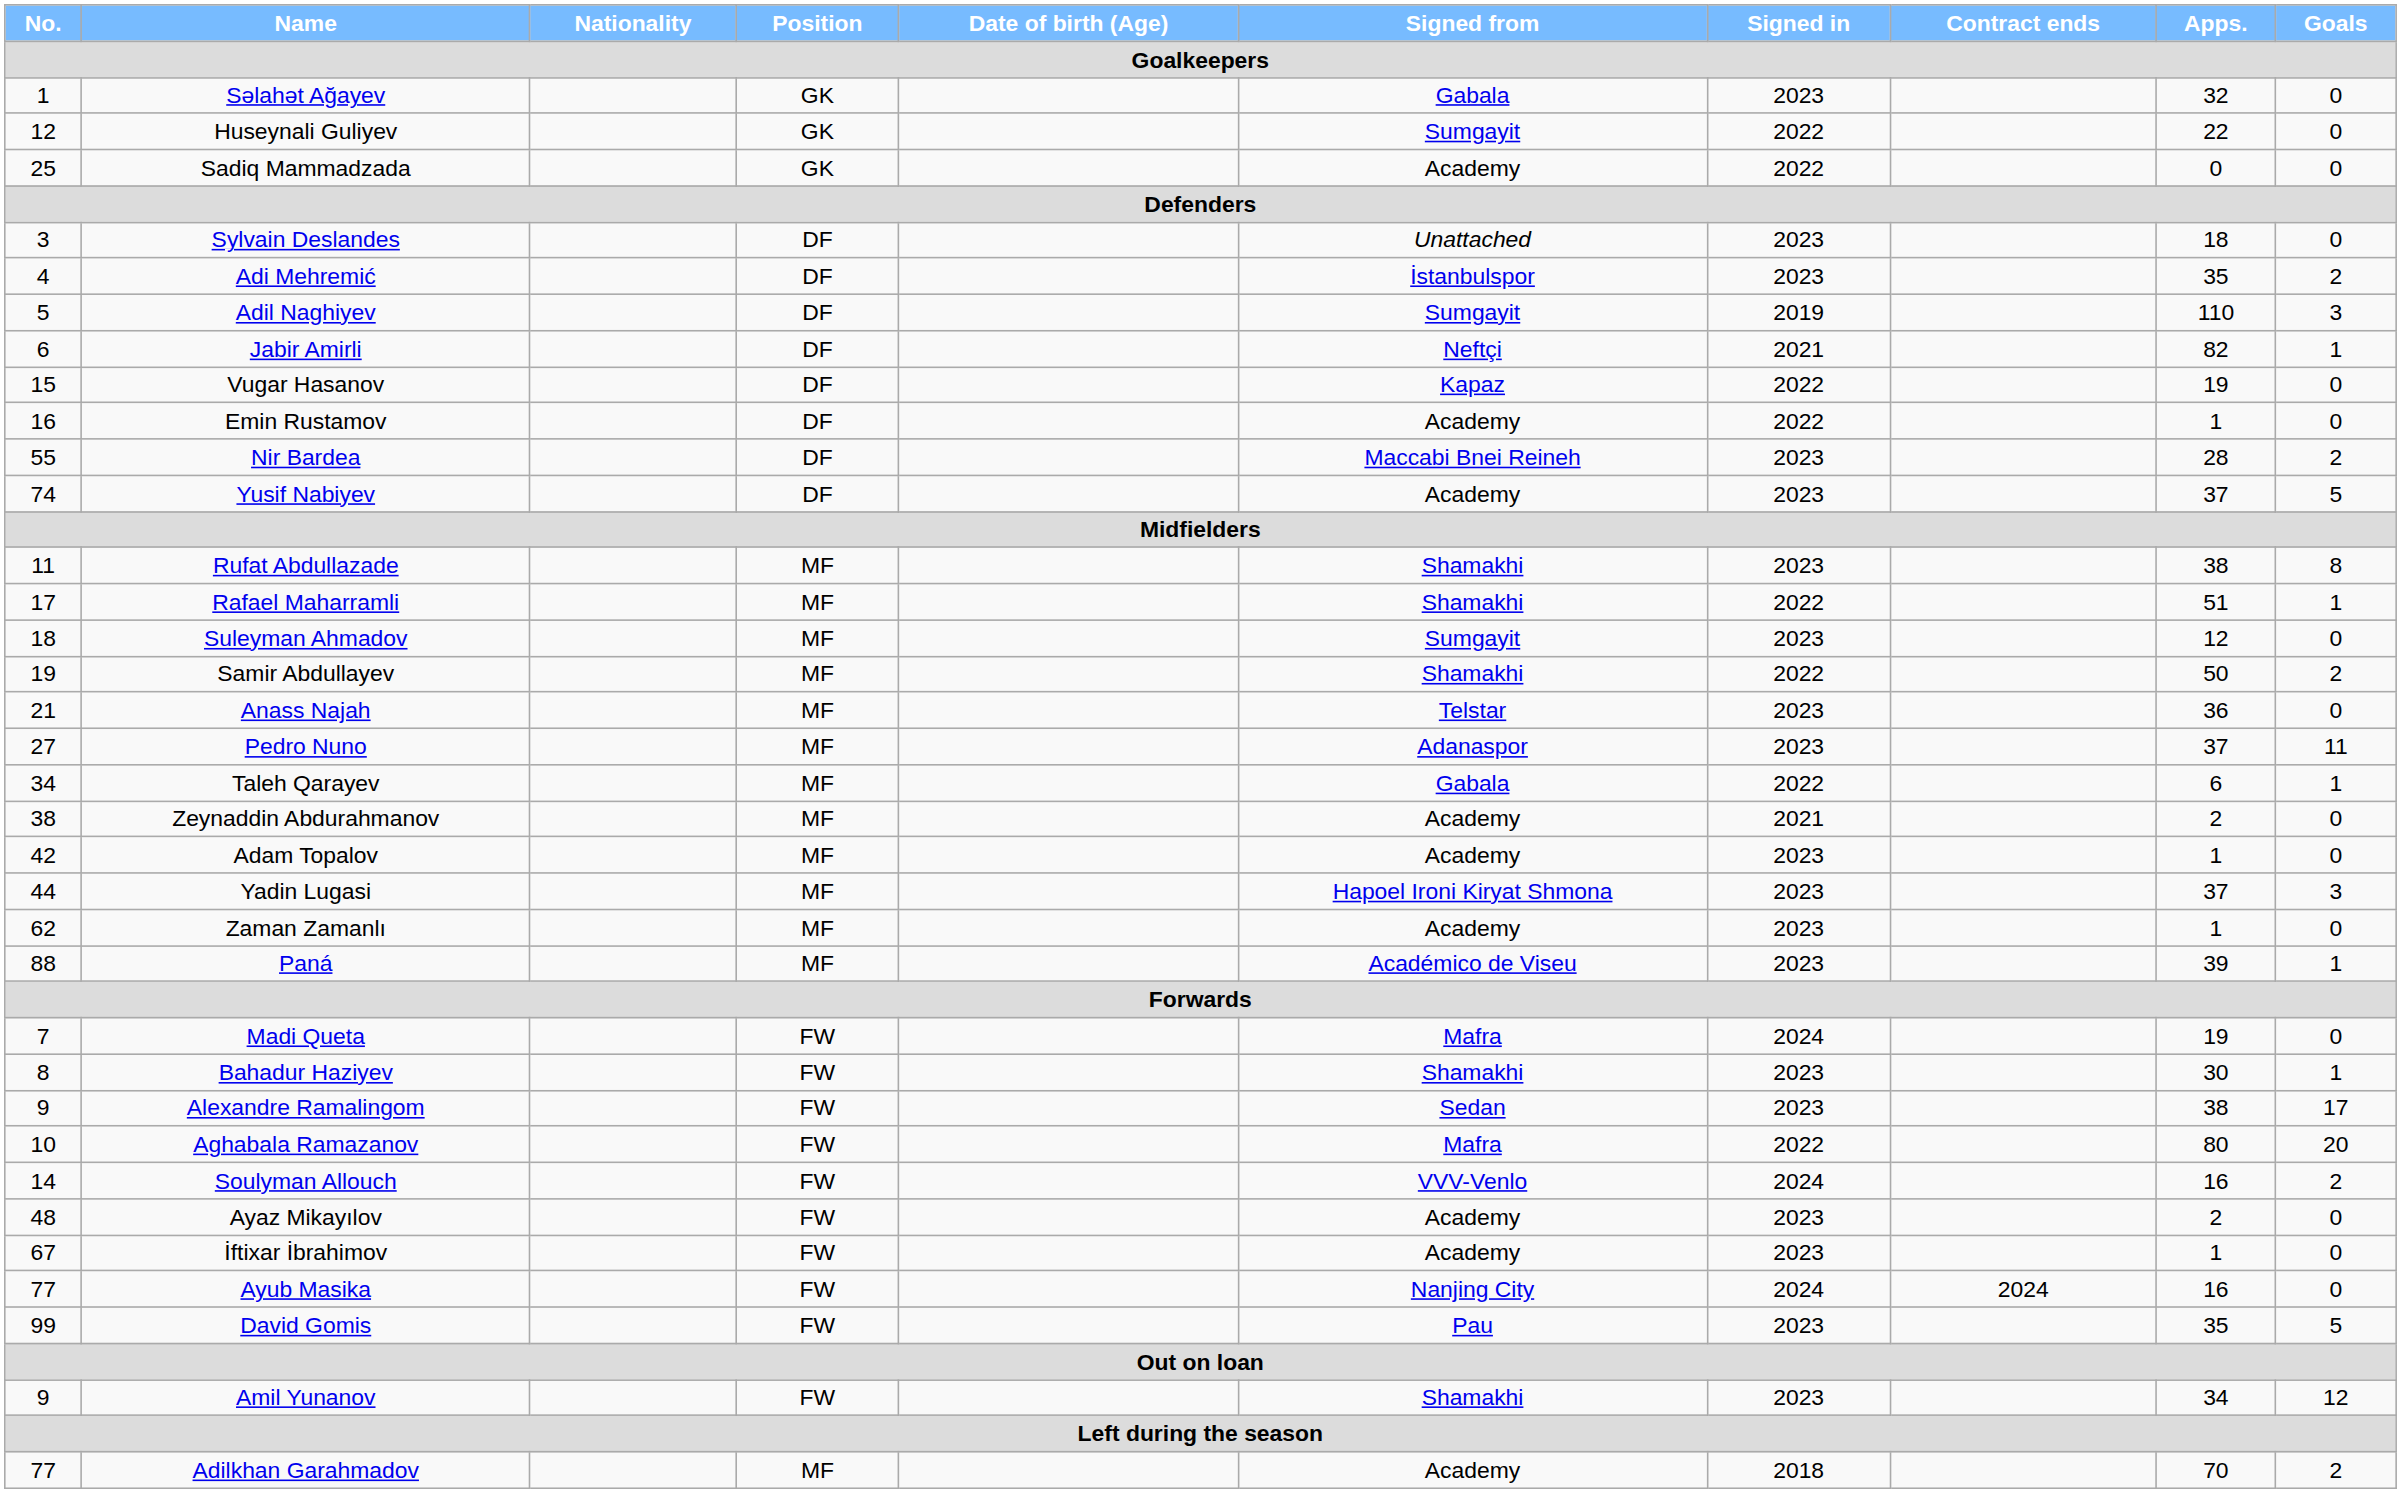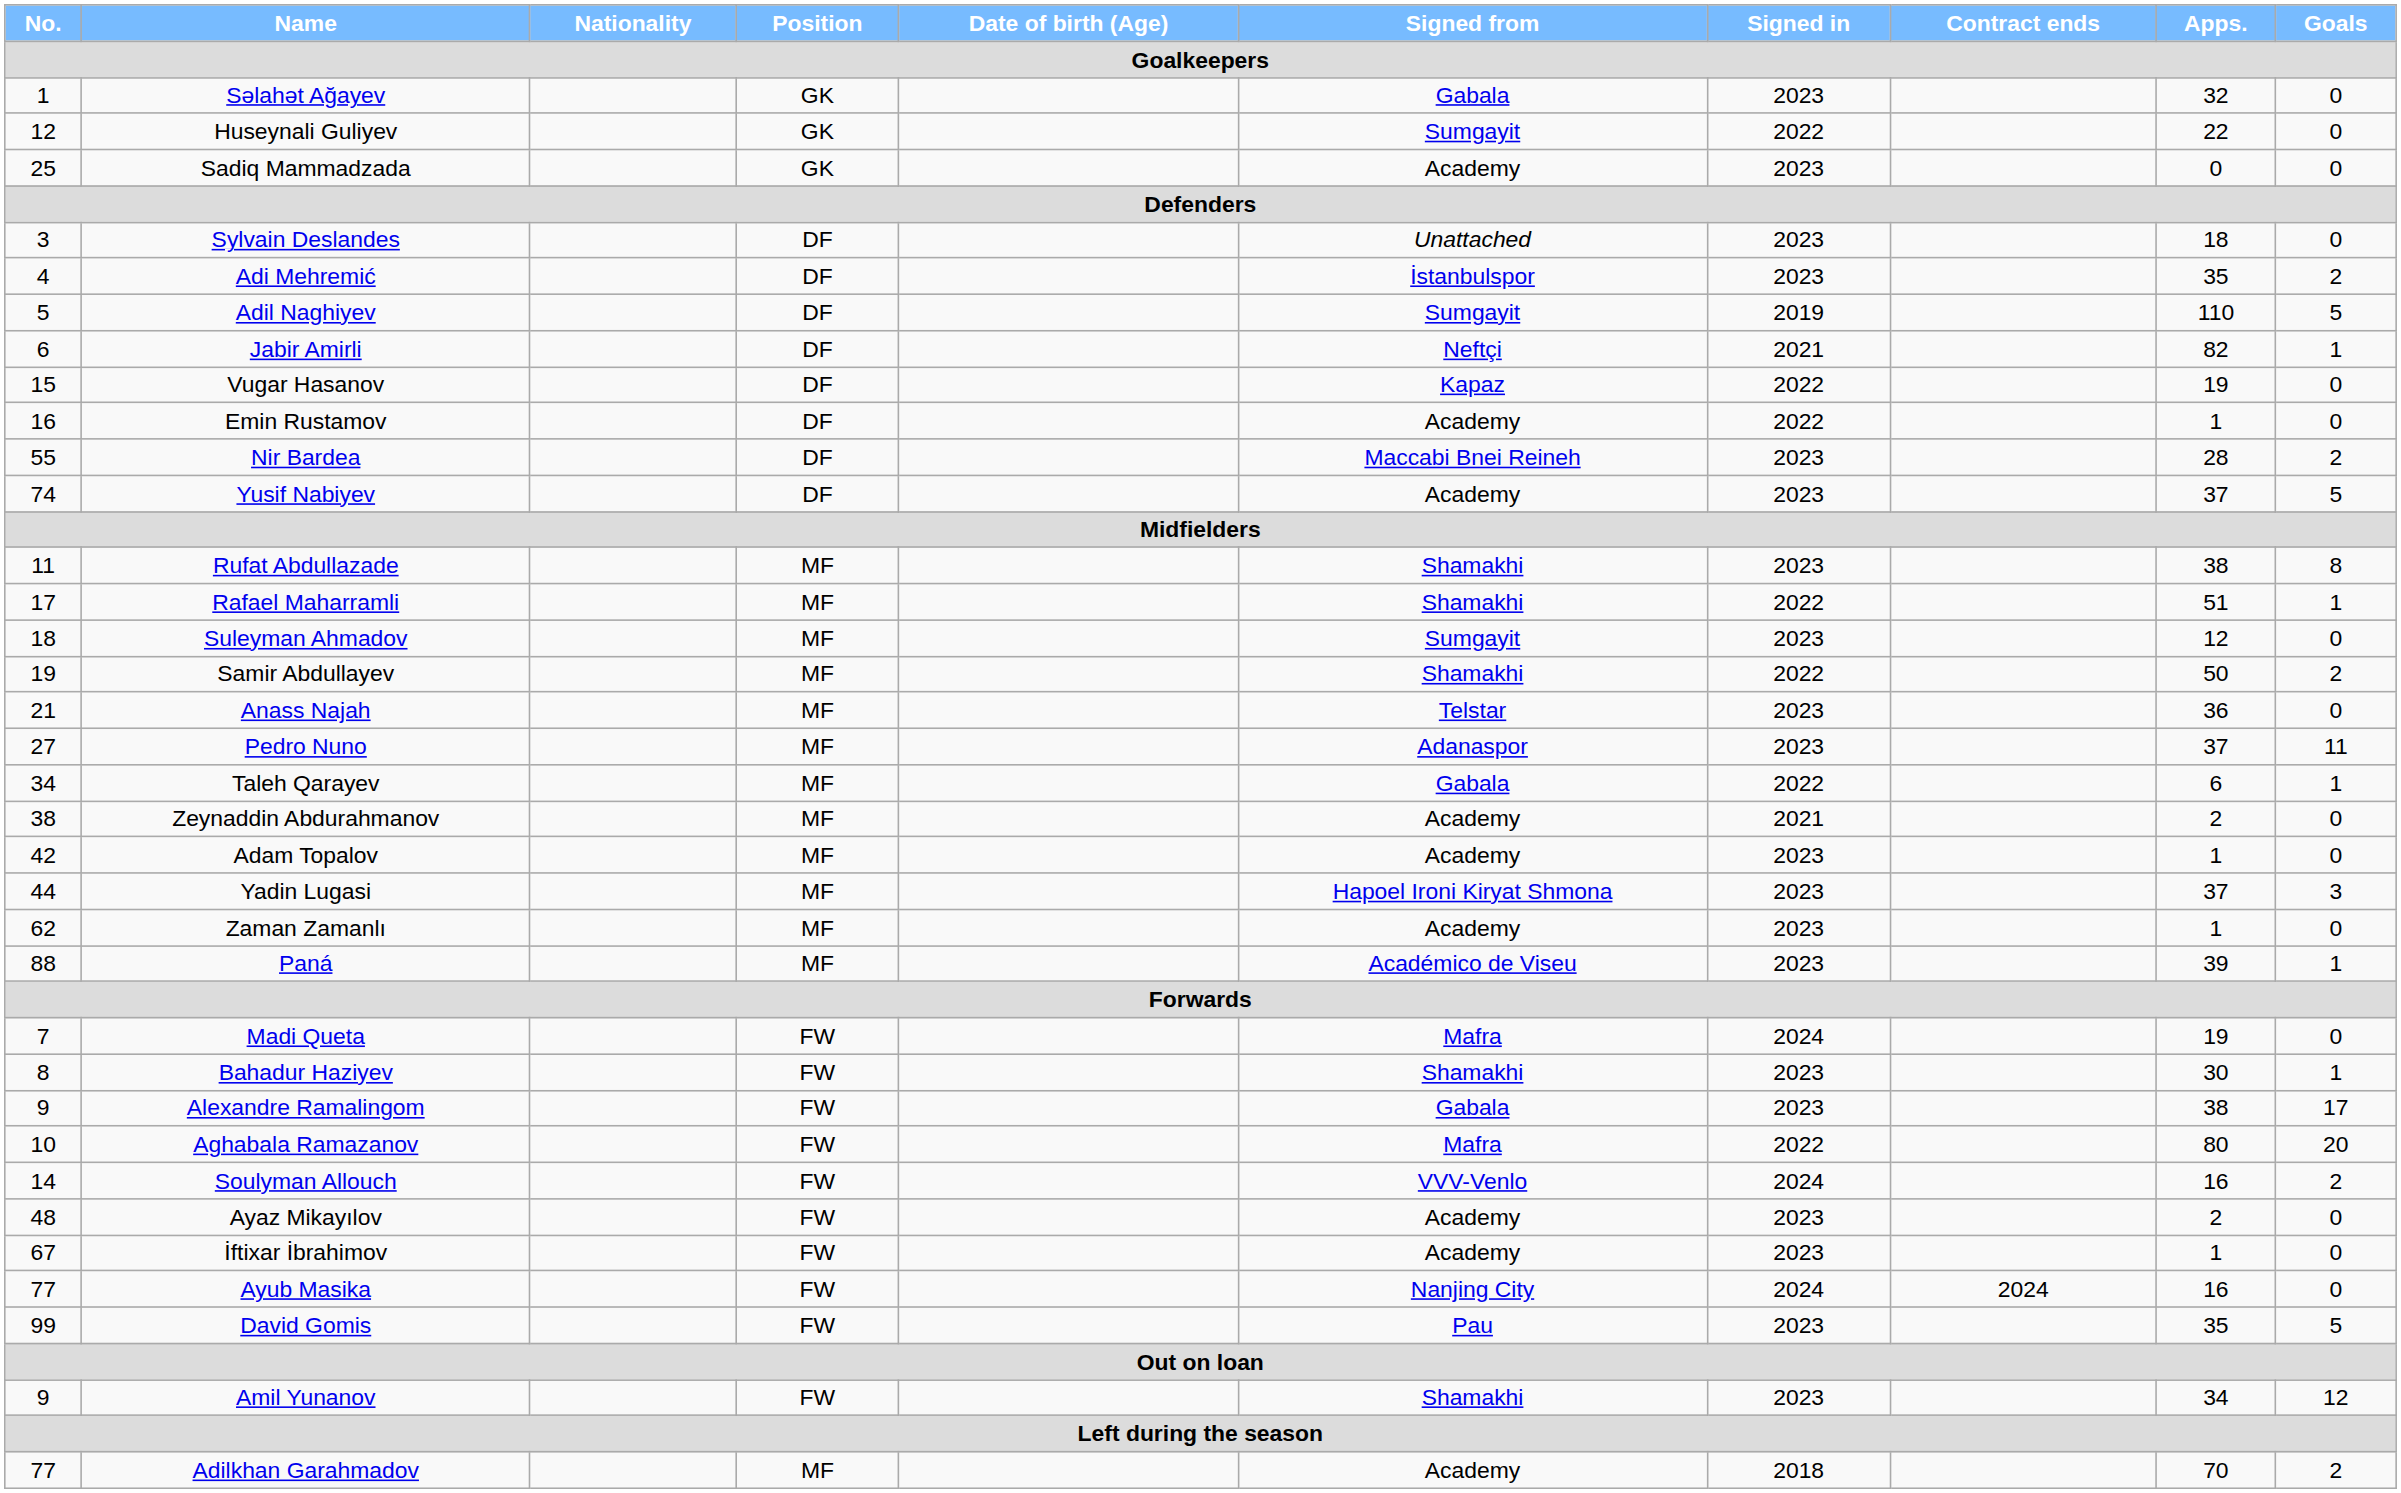(1799, 168) 2022 -> (1799, 168) 2023
(2336, 313) 3 -> (2336, 313) 5
(1473, 1108) Sedan -> (1473, 1108) Gabala
